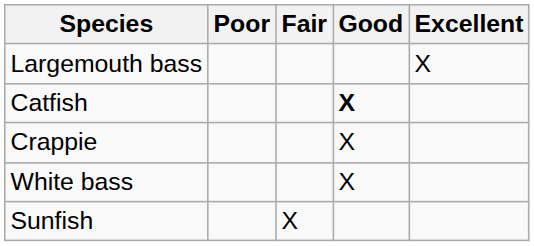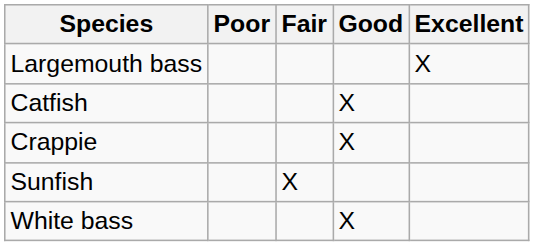(347, 102) bold -> (347, 102) normal
rows swapped: (72, 181) <-> (52, 220)
